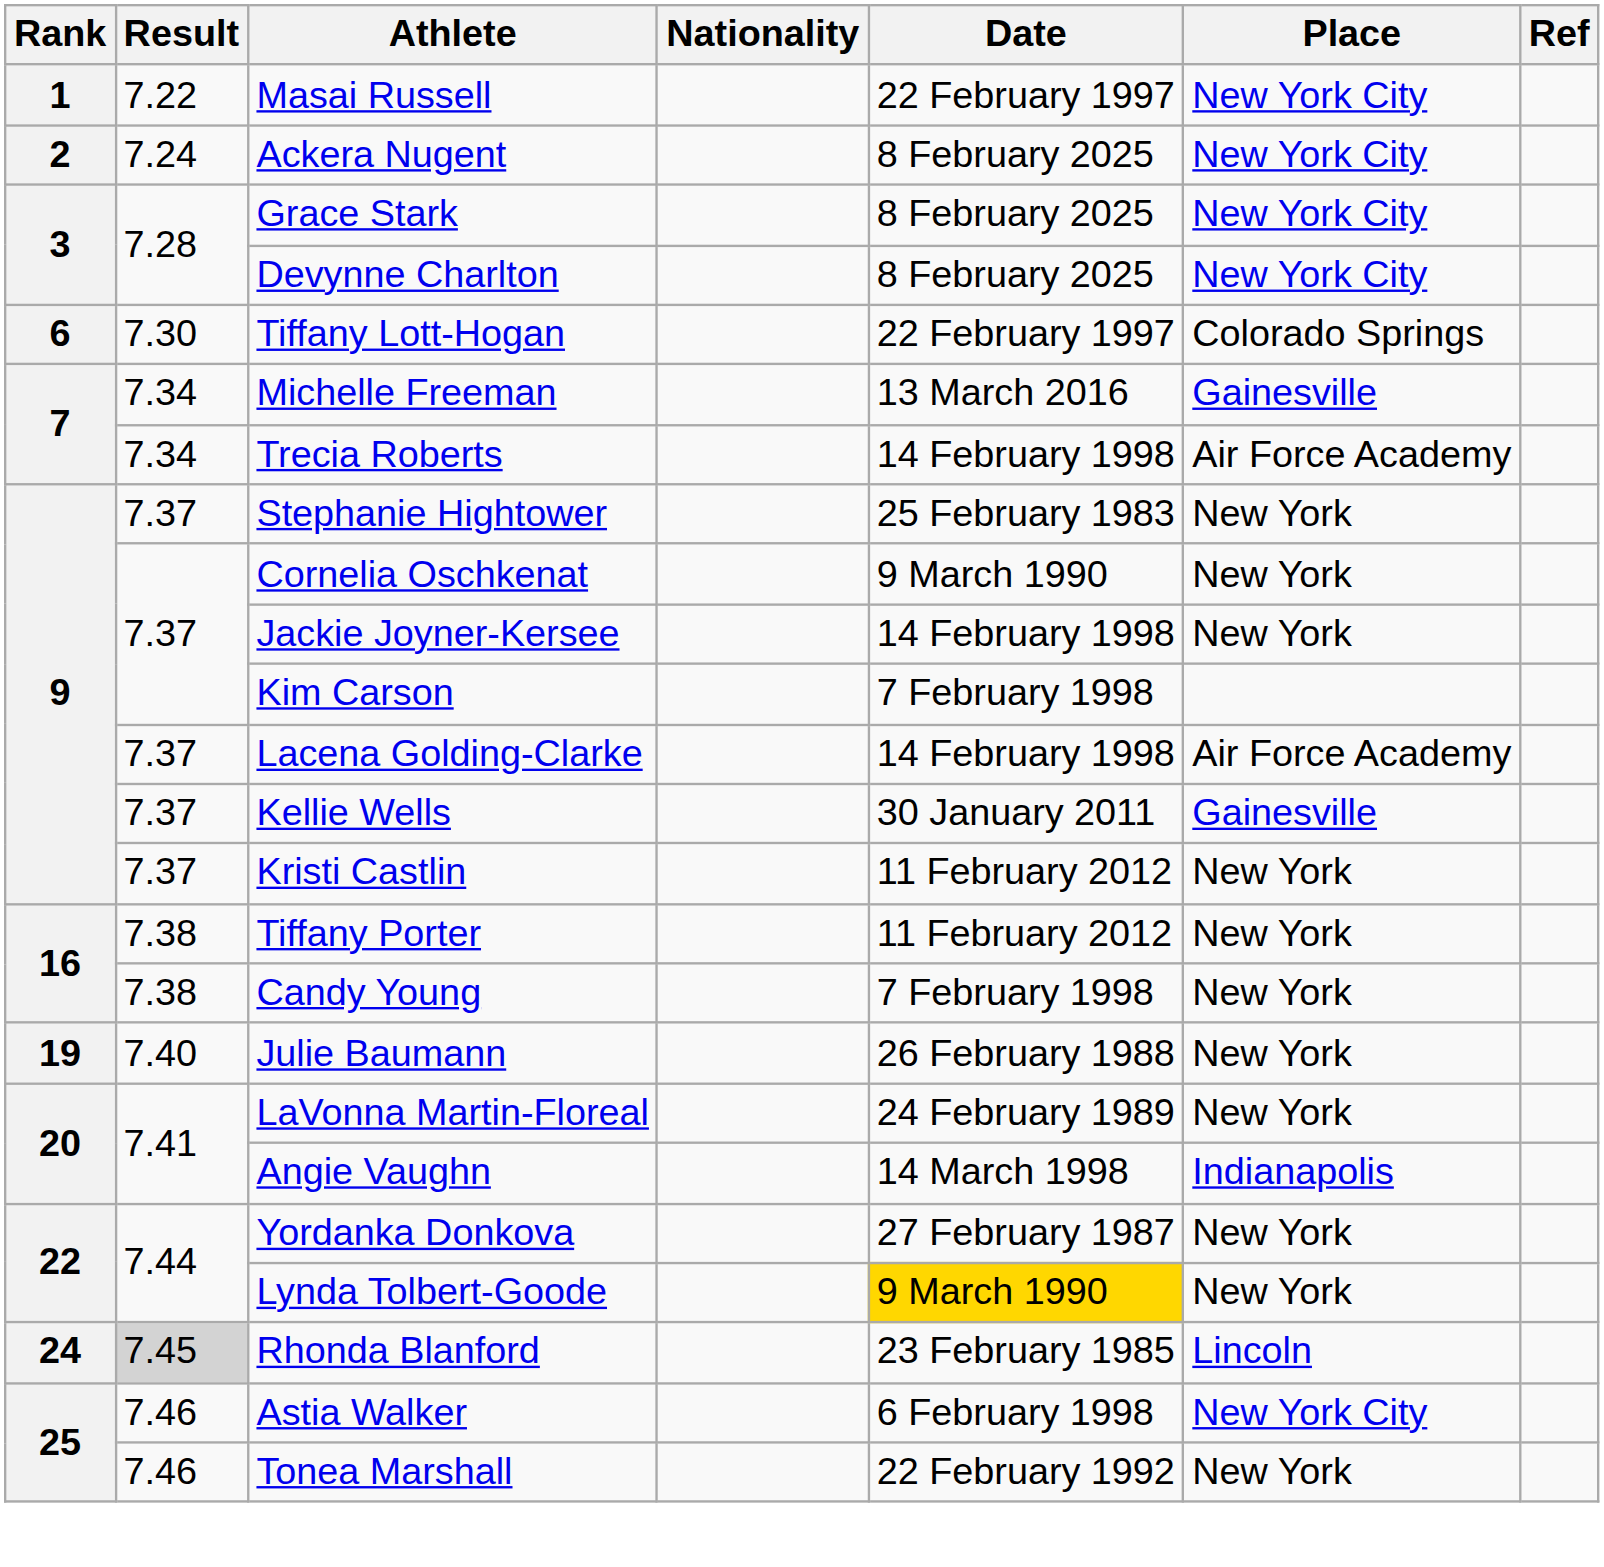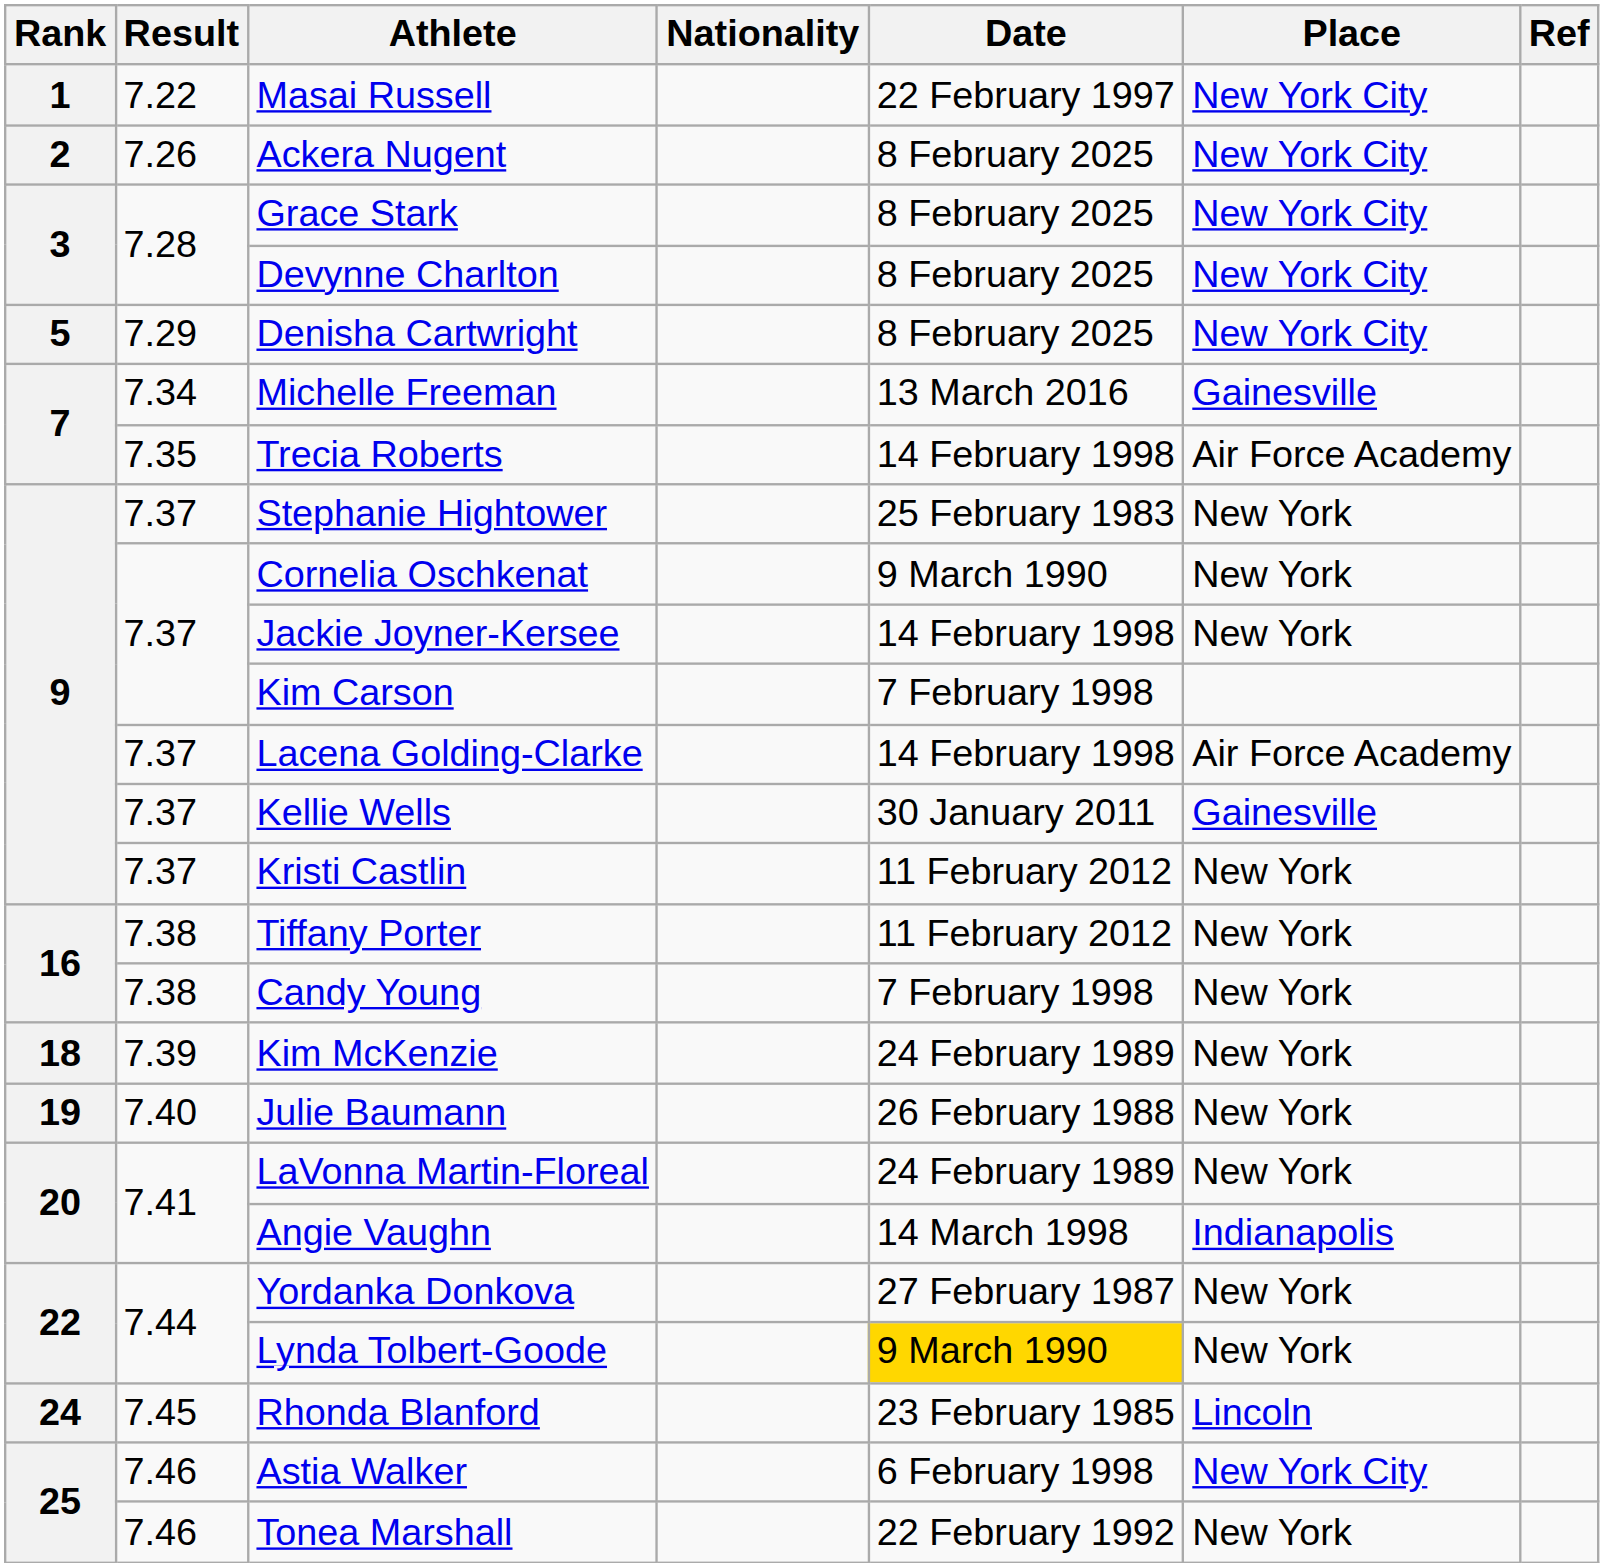(160, 154) 7.24 -> (160, 154) 7.26
+ row: (417, 333)
- row: (411, 333)
(160, 453) 7.34 -> (160, 453) 7.35
+ row: (377, 1052)
(160, 1351) lightgrey background -> (160, 1411) no background
